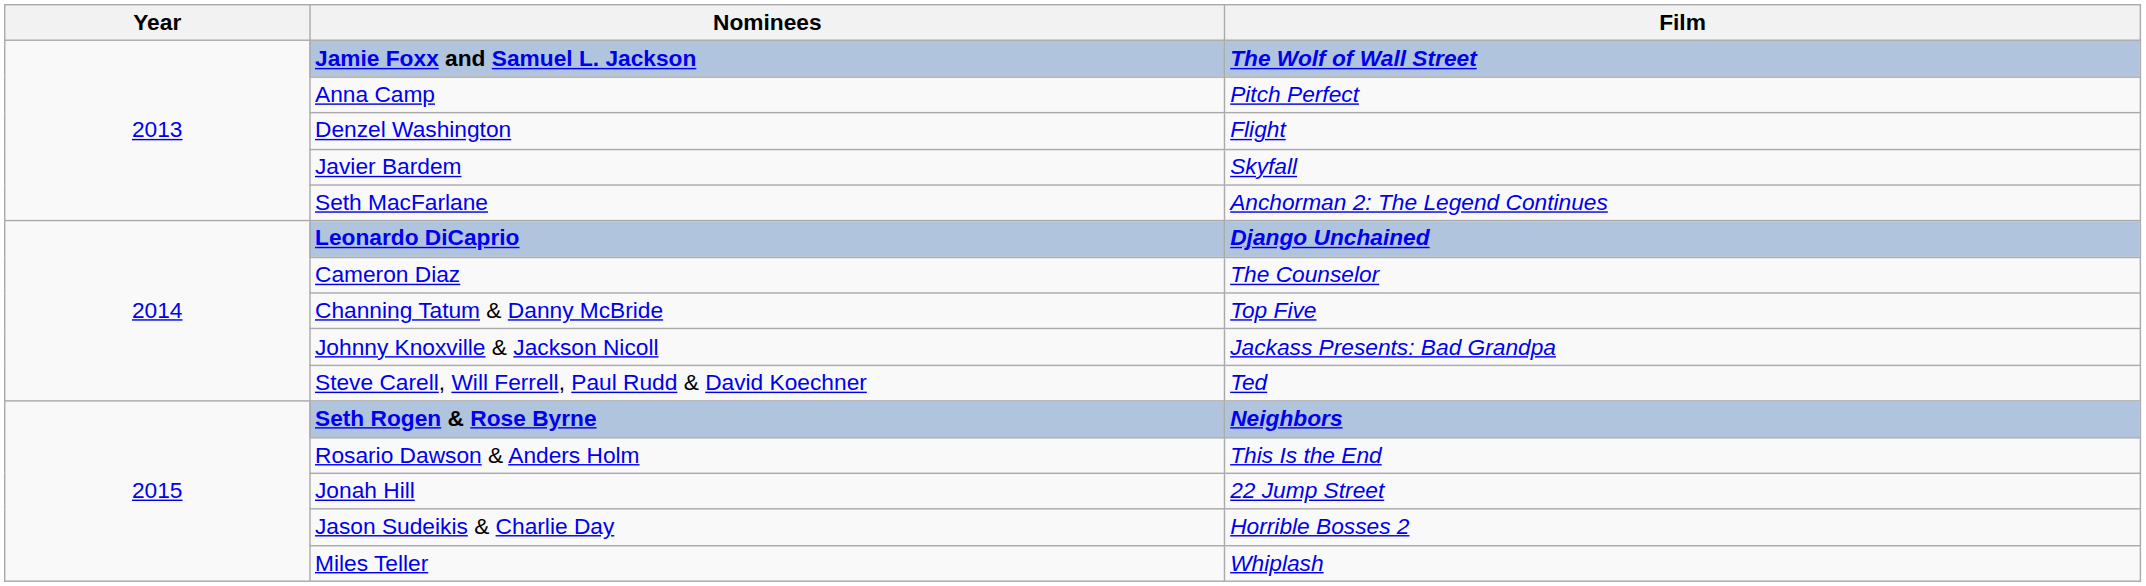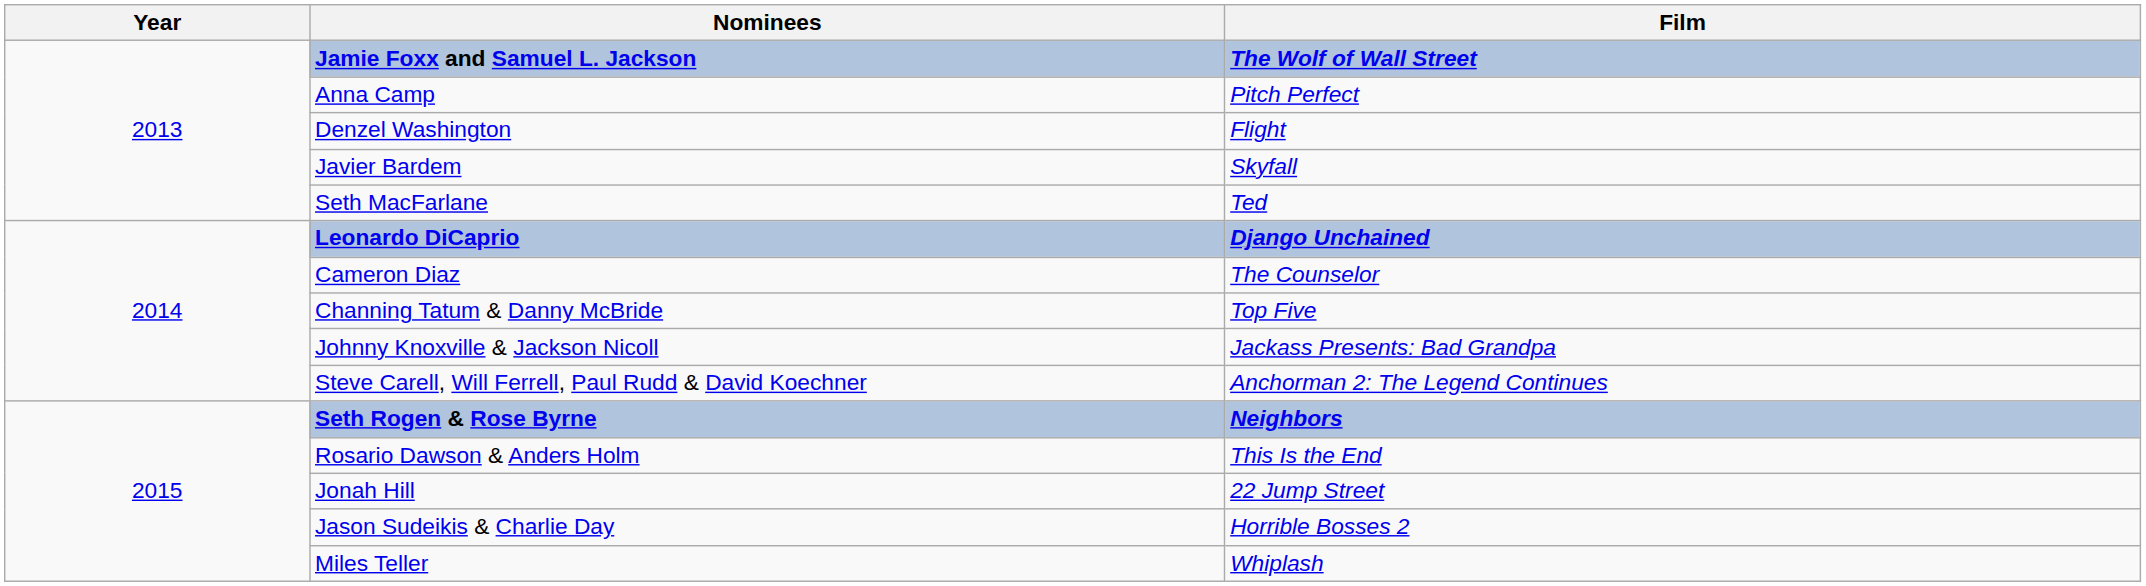(1419, 202) Anchorman 2: The Legend Continues -> (1249, 202) Ted
(1249, 382) Ted -> (1419, 382) Anchorman 2: The Legend Continues
